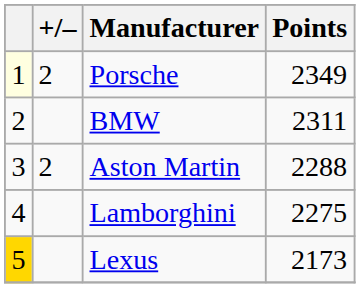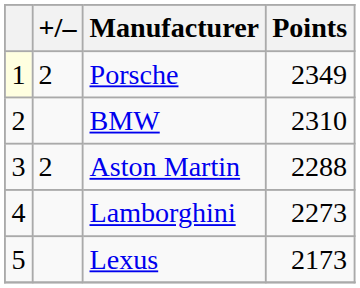(320, 120) 2311 -> (319, 120) 2310
(319, 213) 2275 -> (319, 213) 2273
(18, 259) gold background -> (18, 259) no background
